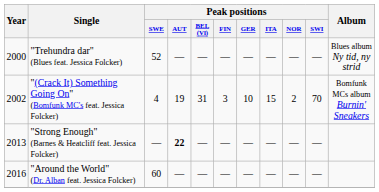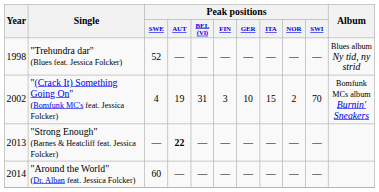(16, 56) 2000 -> (16, 56) 1998
(16, 174) 2016 -> (16, 174) 2014
